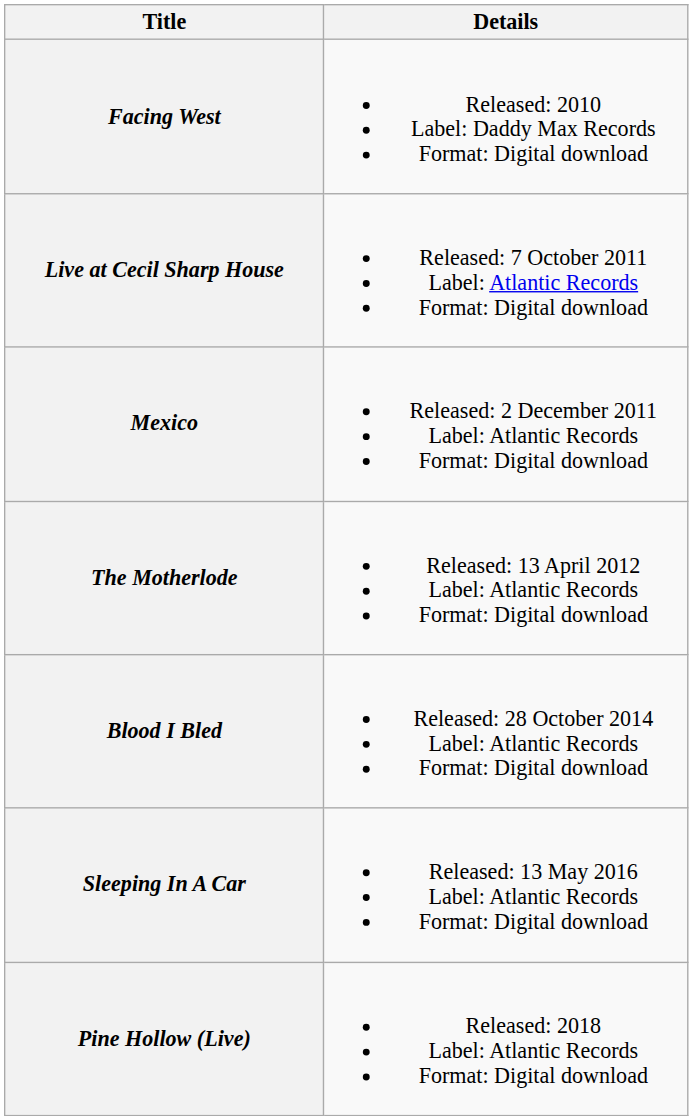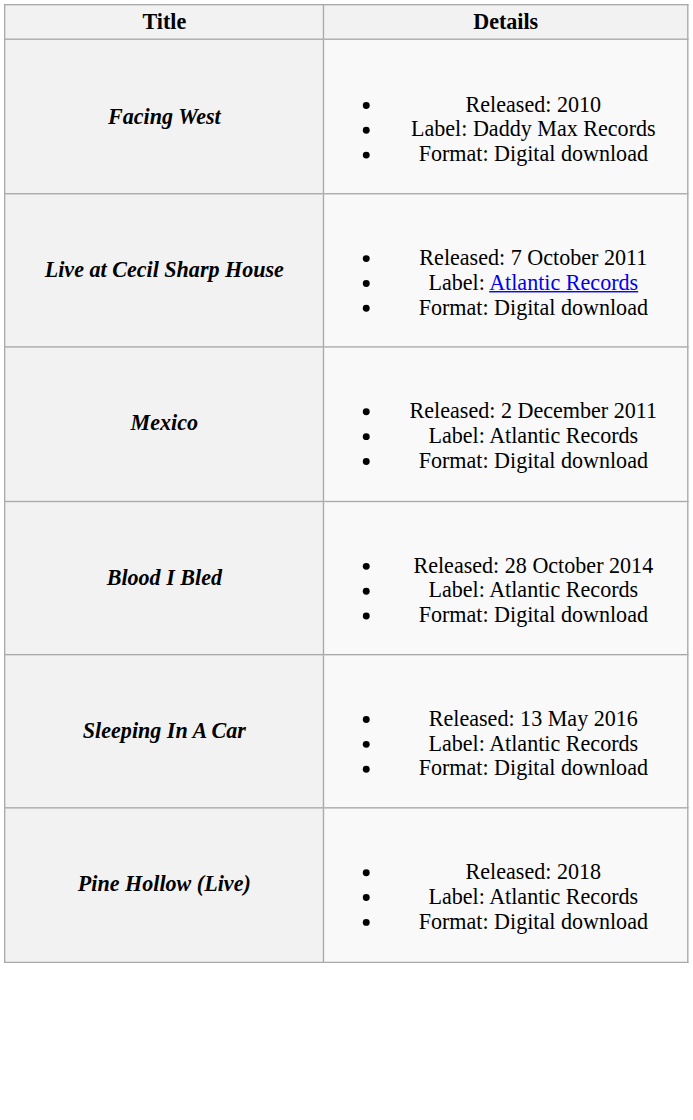- row: (164, 577)
